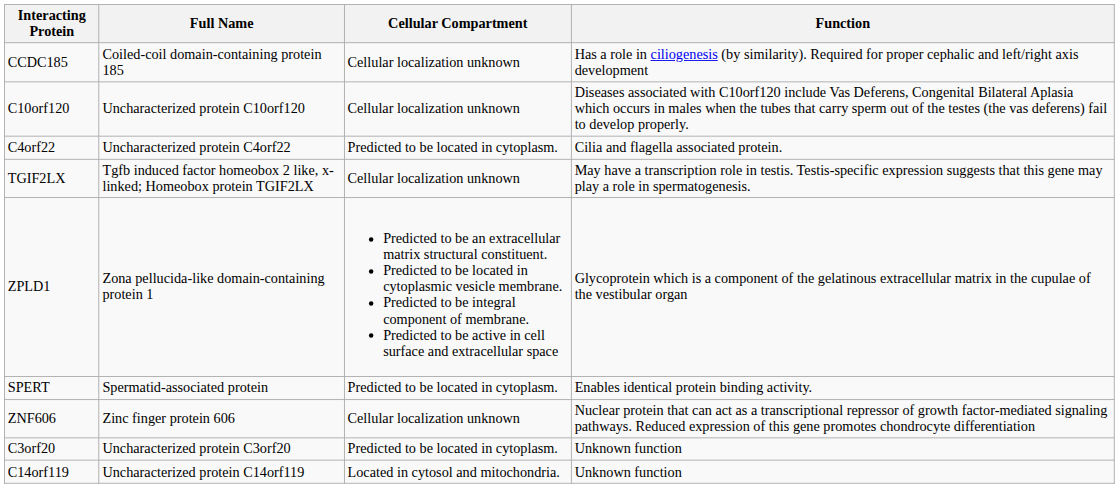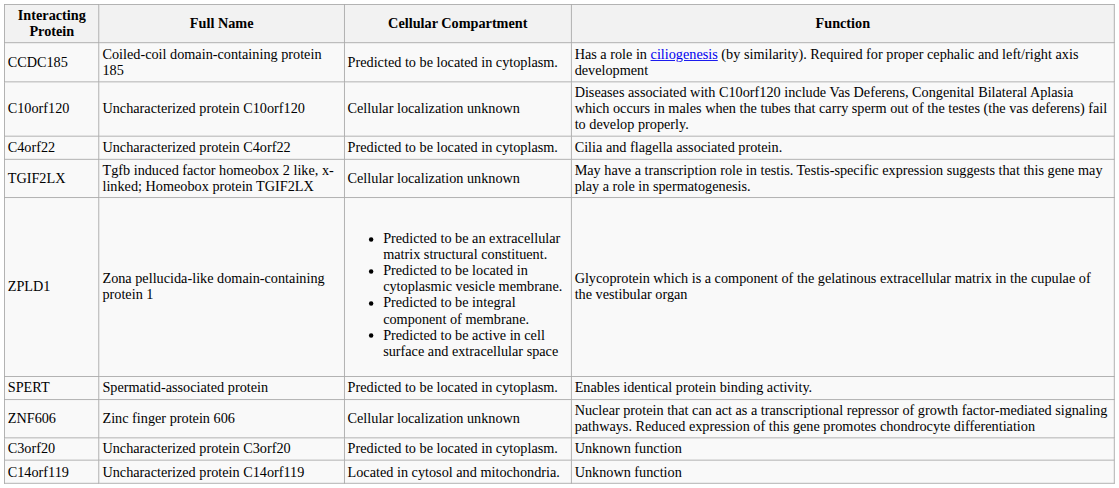(434, 62) Cellular localization unknown -> (453, 62) Predicted to be located in cytoplasm.
